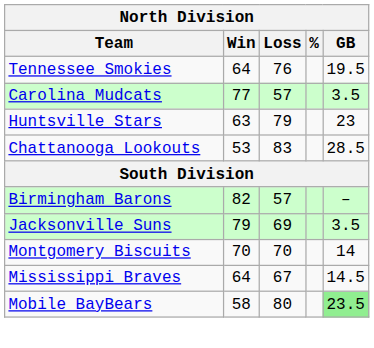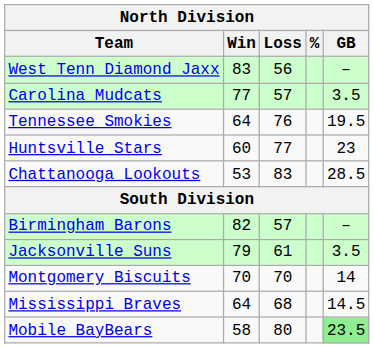+ row: (114, 70)
rows swapped: (85, 96) <-> (90, 70)
(241, 122) 63 -> (242, 148) 60
(282, 122) 79 -> (283, 148) 77
(282, 226) 69 -> (283, 252) 61
(282, 278) 67 -> (283, 304) 68
